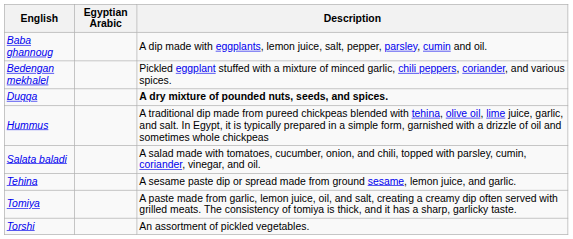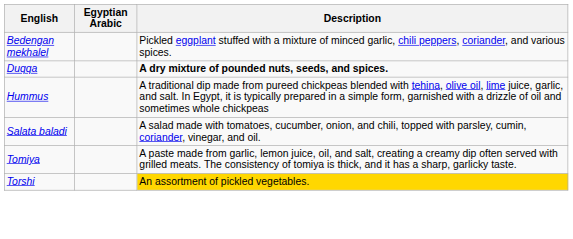- row: (30, 46)
- row: (22, 181)
(224, 226) no background -> (224, 181) gold background
